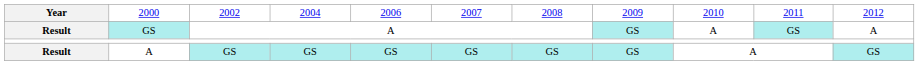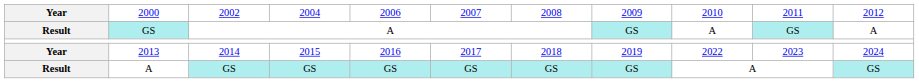+ row: (149, 52)
